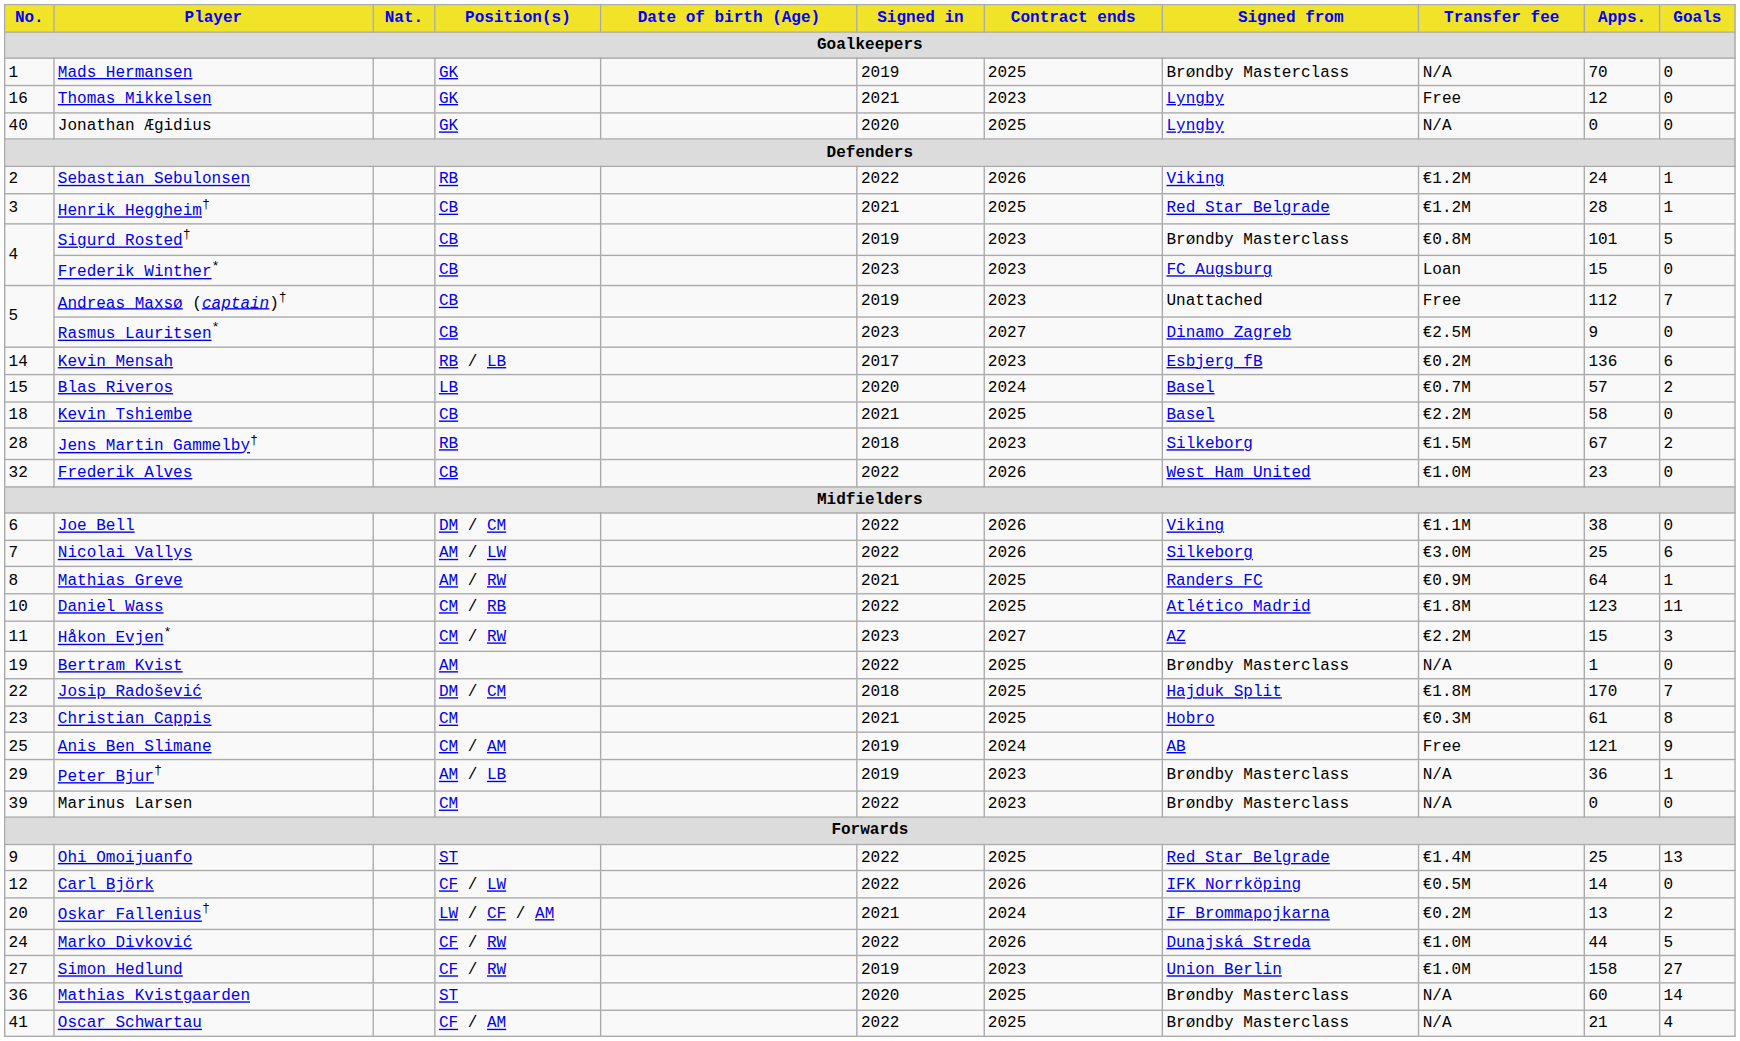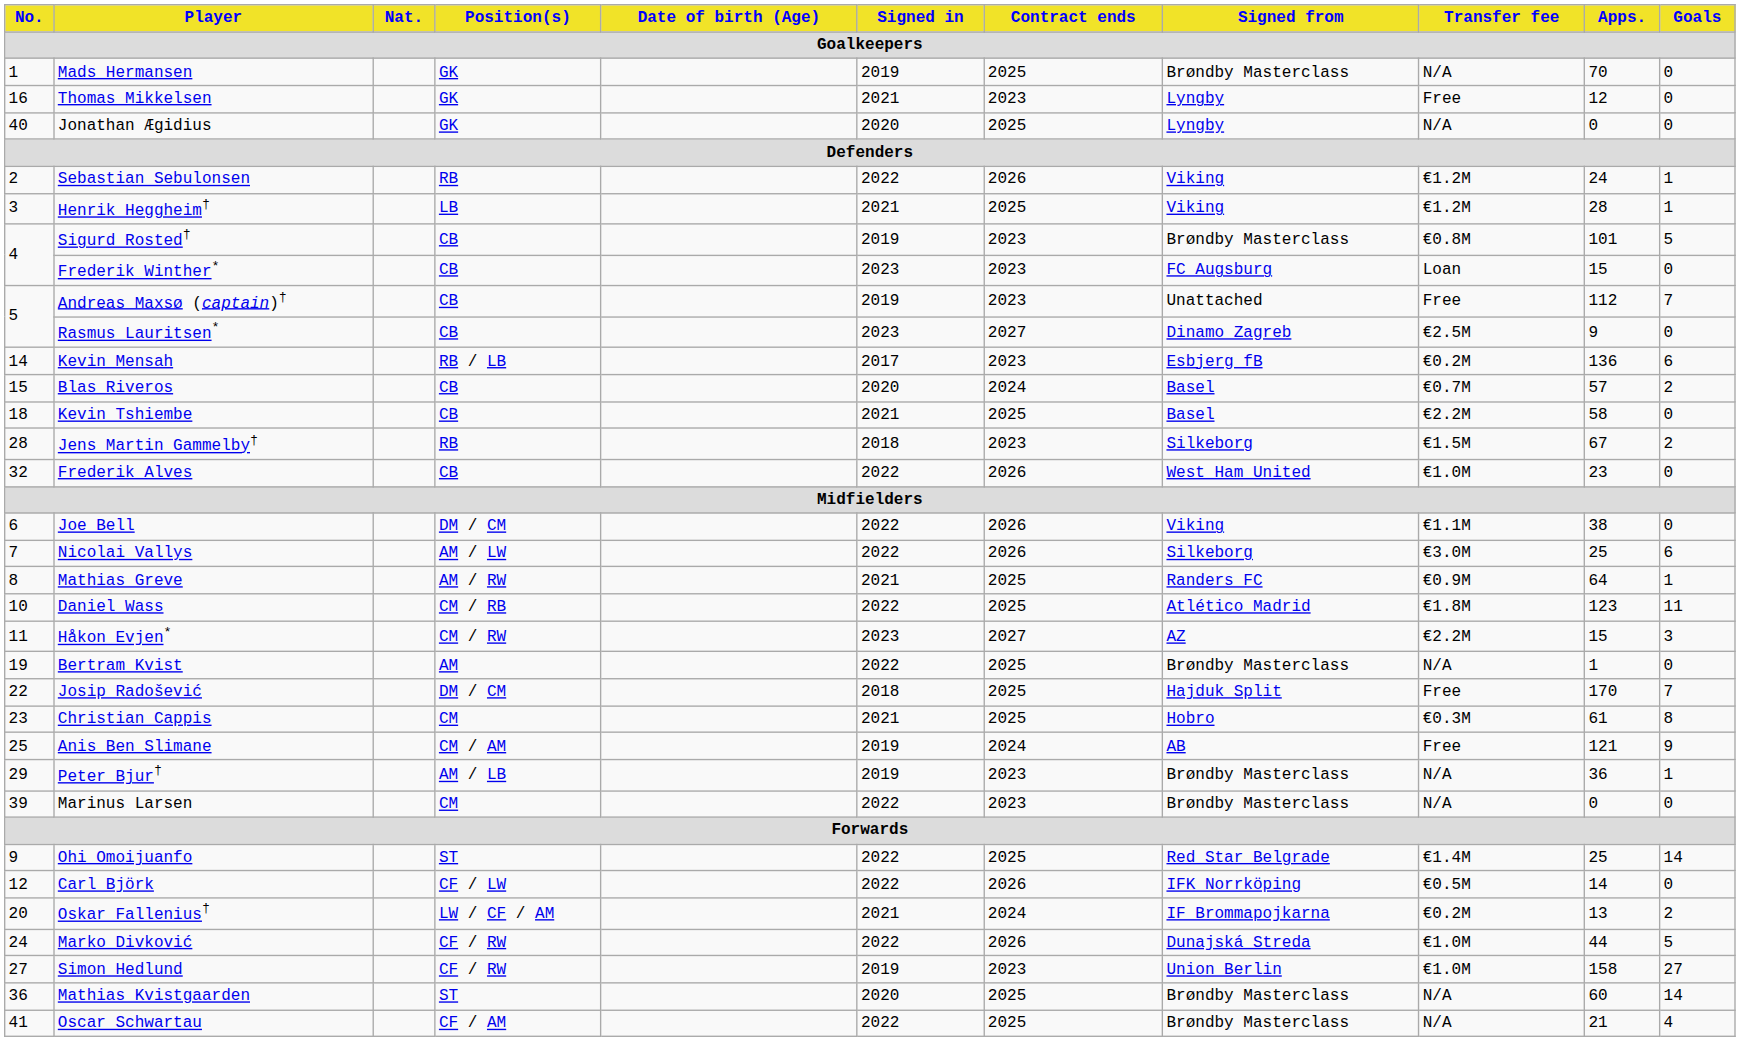(449, 208) CB -> (449, 208) LB
(1248, 208) Red Star Belgrade -> (1195, 208) Viking
(449, 388) LB -> (449, 388) CB
(1447, 692) €1.8M -> (1442, 692) Free
(1673, 857) 13 -> (1673, 857) 14
